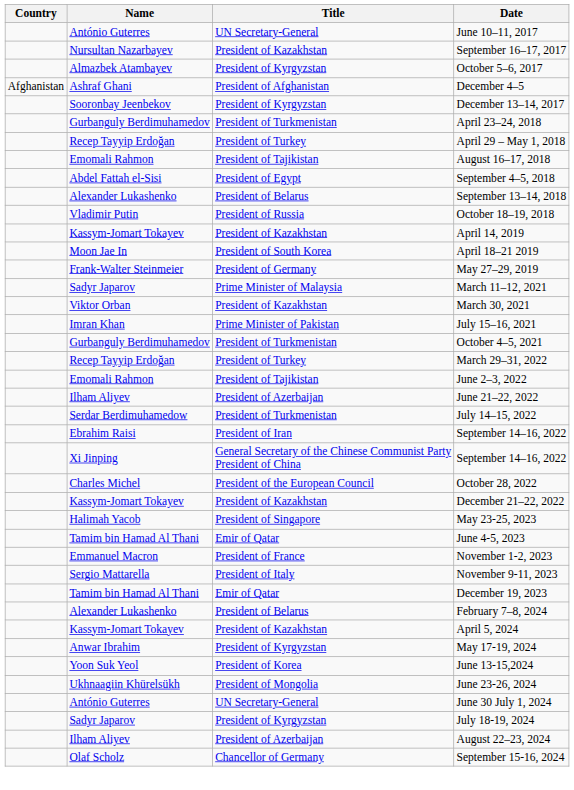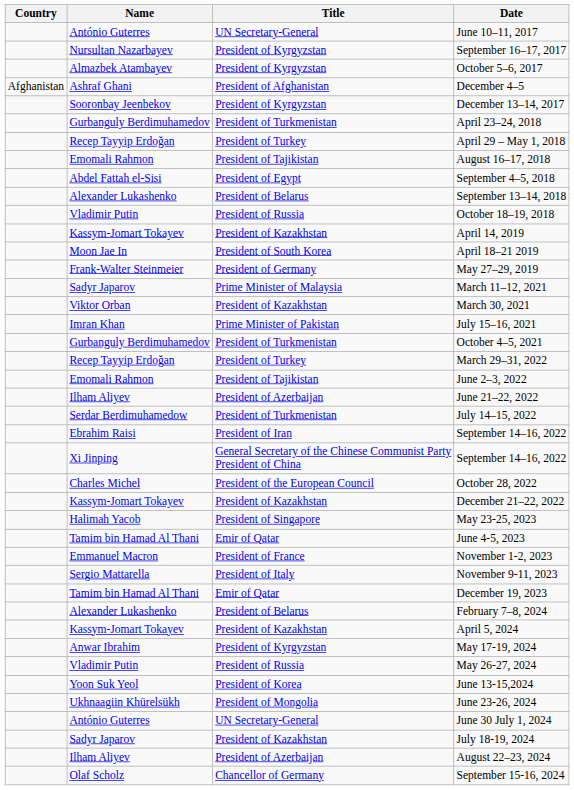(271, 50) President of Kazakhstan -> (271, 50) President of Kyrgyzstan
+ row: (104, 666)
(271, 720) President of Kyrgyzstan -> (271, 739) President of Kazakhstan
